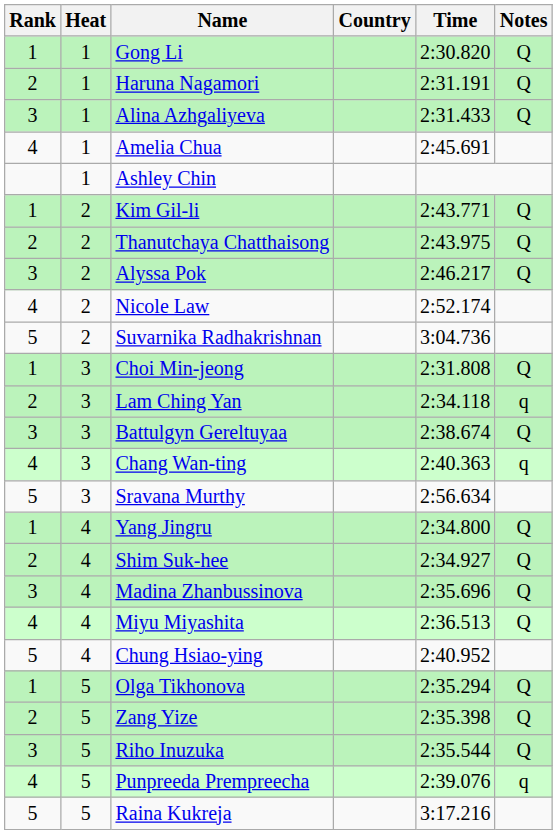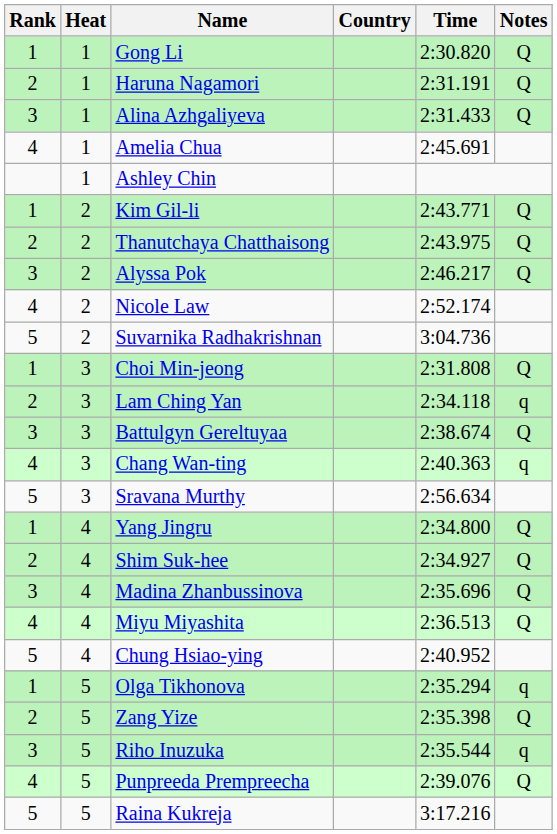(524, 686) Q -> (524, 686) q
(524, 749) Q -> (524, 749) q
(524, 781) q -> (524, 781) Q
